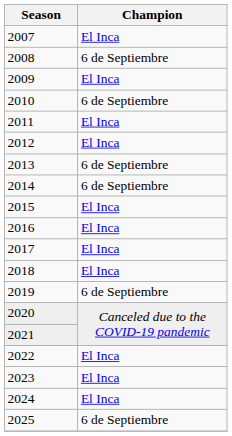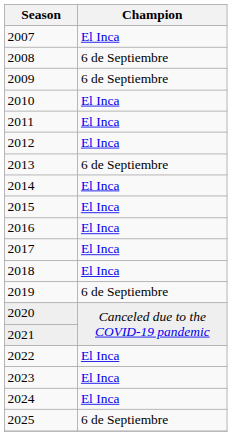(100, 79) El Inca -> (125, 79) 6 de Septiembre
(125, 100) 6 de Septiembre -> (100, 100) El Inca
(125, 185) 6 de Septiembre -> (100, 185) El Inca
